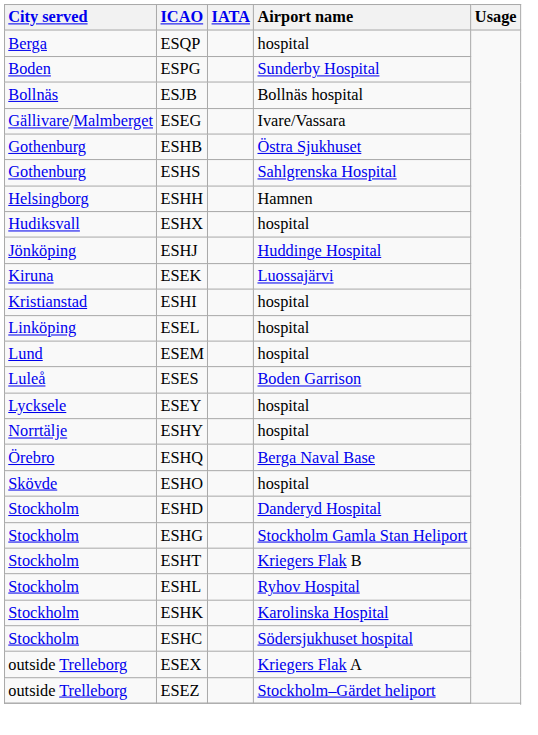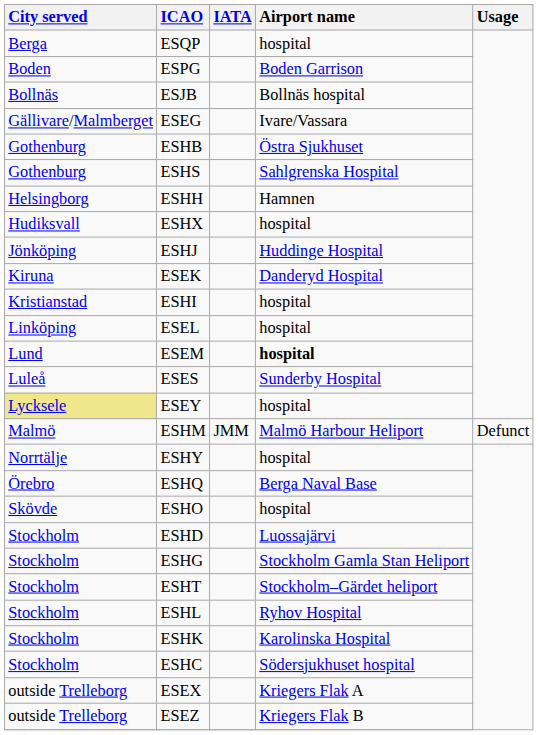(318, 69) Sunderby Hospital -> (311, 69) Boden Garrison
(296, 276) Luossajärvi -> (321, 276) Danderyd Hospital
(283, 353) normal -> (287, 353) bold
(309, 379) Boden Garrison -> (320, 379) Sunderby Hospital
(37, 405) no background -> (37, 405) khaki background
+ row: (183, 431)
(319, 509) Danderyd Hospital -> (297, 535) Luossajärvi
(310, 560) Kriegers Flak B -> (348, 586) Stockholm–Gärdet heliport
(347, 690) Stockholm–Gärdet heliport -> (311, 716) Kriegers Flak B
